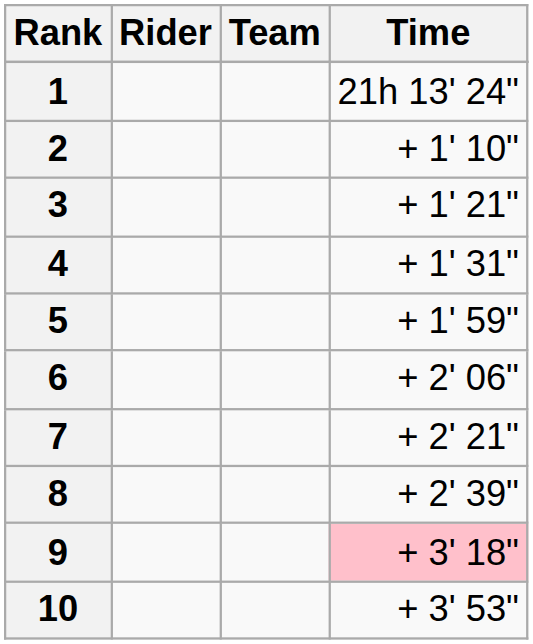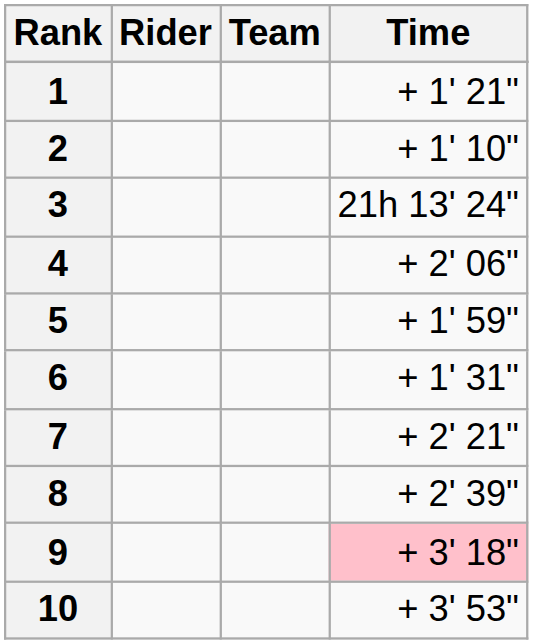(428, 90) 21h 13' 24" -> (458, 90) + 1' 21"
(458, 206) + 1' 21" -> (428, 206) 21h 13' 24"
(458, 263) + 1' 31" -> (458, 263) + 2' 06"
(458, 378) + 2' 06" -> (458, 378) + 1' 31"
